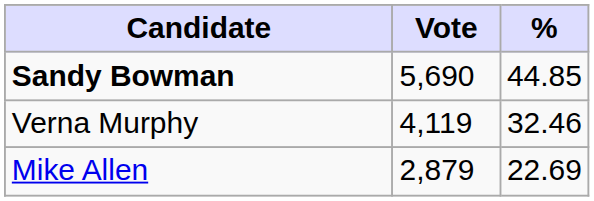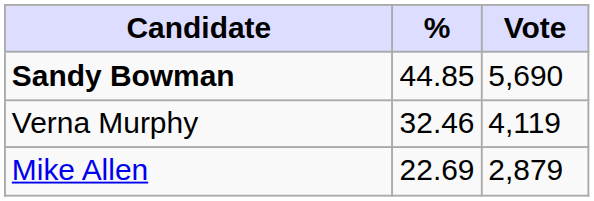columns swapped: (446, 28) <-> (544, 28)
